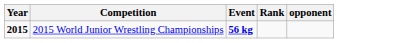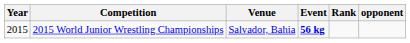+ column: (262, 12)
(17, 29) bold -> (17, 29) normal
